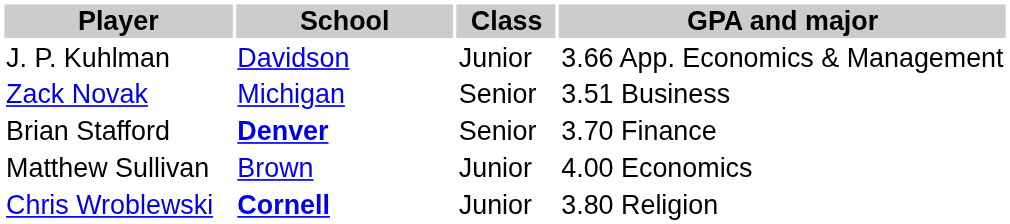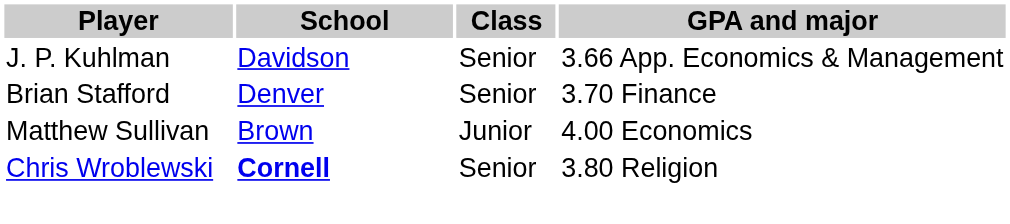(495, 57) Junior -> (498, 57) Senior
- row: (77, 94)
(283, 131) bold -> (281, 94) normal
(495, 205) Junior -> (498, 168) Senior
